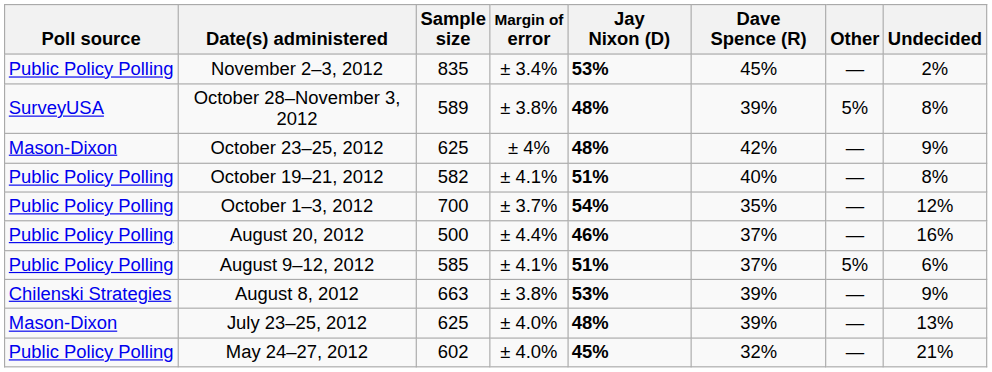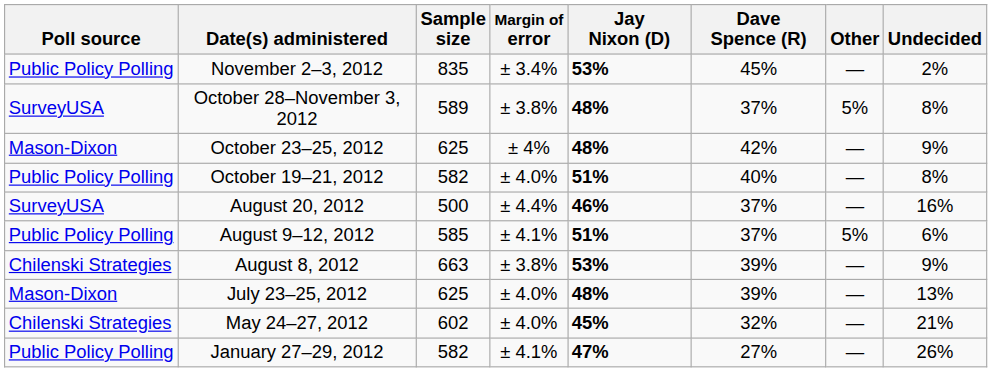(759, 108) 39% -> (759, 108) 37%
(529, 177) ± 4.1% -> (529, 177) ± 4.0%
- row: (297, 206)
(91, 235) Public Policy Polling -> (56, 206) SurveyUSA
(91, 352) Public Policy Polling -> (90, 323) Chilenski Strategies
+ row: (297, 352)
